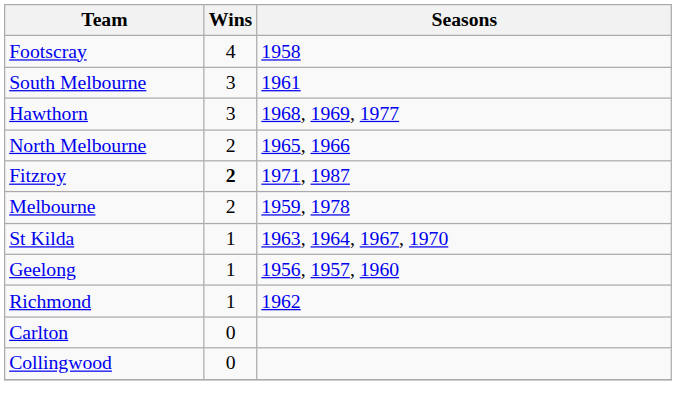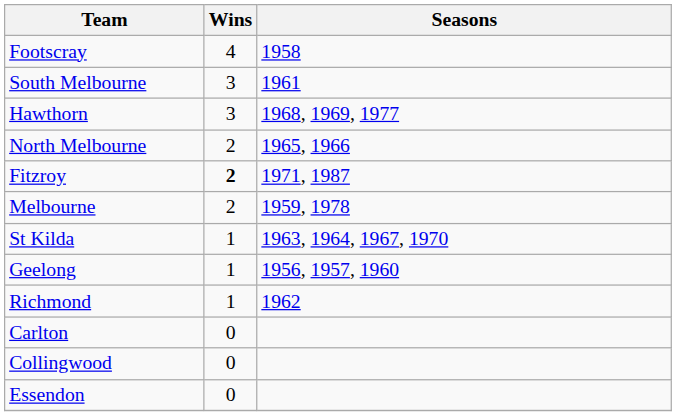+ row: (47, 394)
